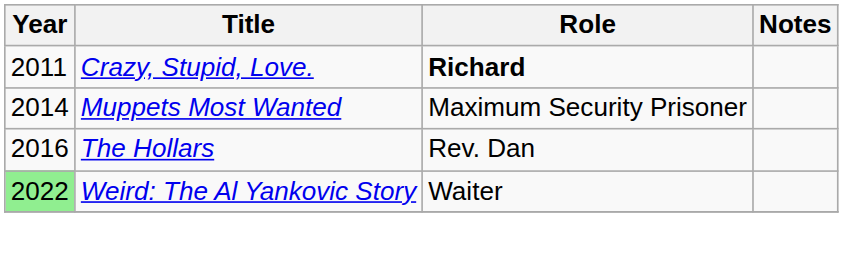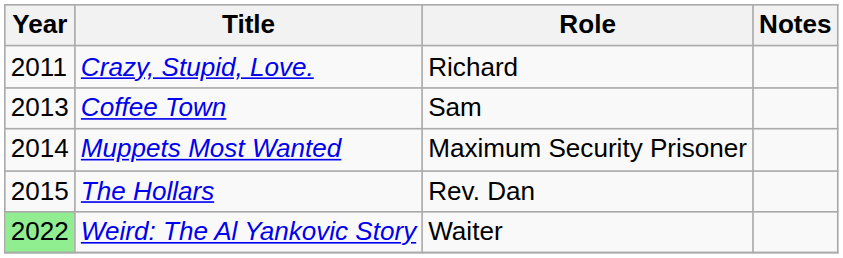(477, 66) bold -> (473, 66) normal
+ row: (154, 107)
(40, 149) 2016 -> (40, 190) 2015
